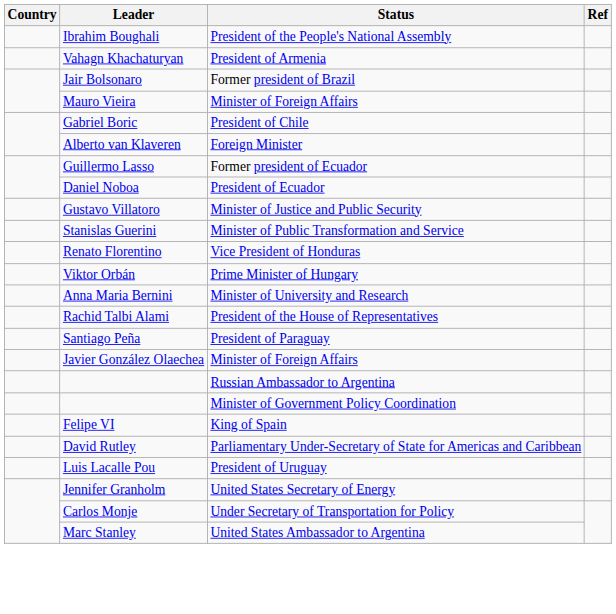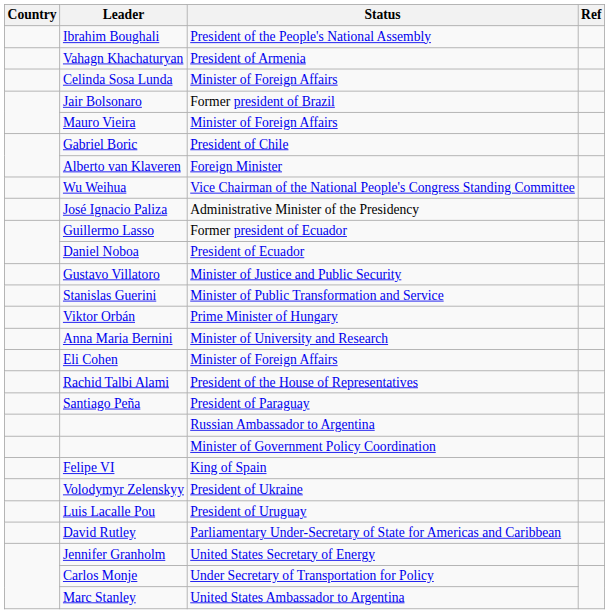+ row: (118, 79)
+ row: (95, 187)
+ row: (115, 209)
- row: (112, 252)
+ row: (90, 360)
- row: (134, 360)
+ row: (123, 489)
rows swapped: (109, 468) <-> (99, 446)
